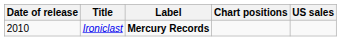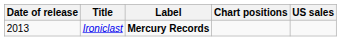(18, 28) 2010 -> (18, 28) 2013
